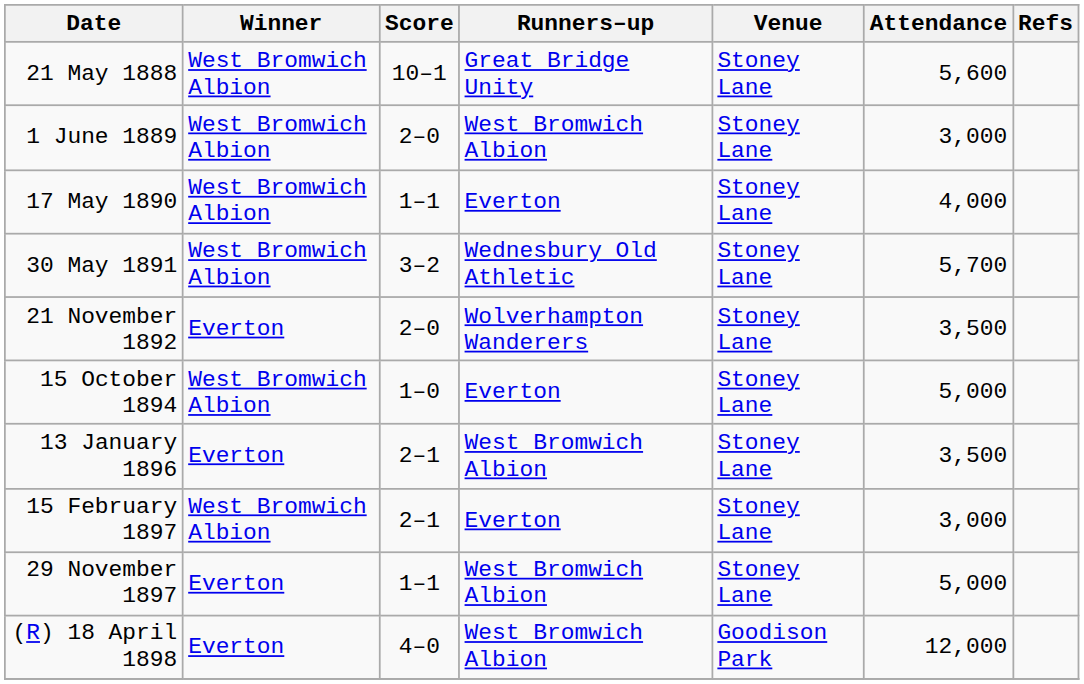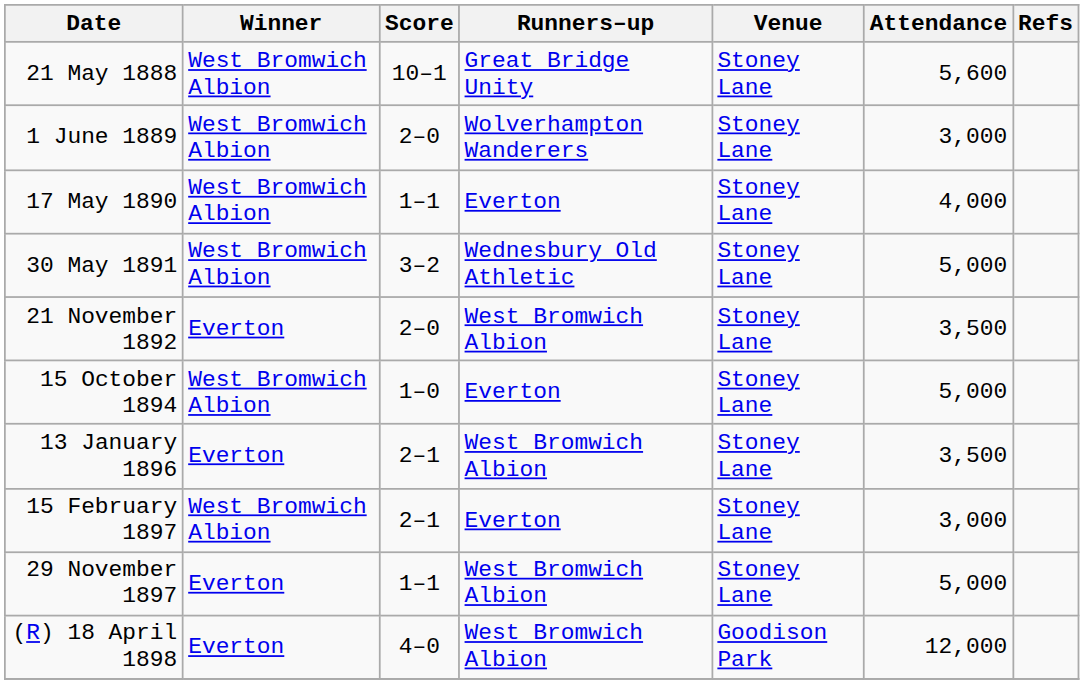(554, 138) West Bromwich Albion -> (554, 138) Wolverhampton Wanderers
(973, 265) 5,700 -> (973, 265) 5,000
(554, 329) Wolverhampton Wanderers -> (554, 329) West Bromwich Albion
